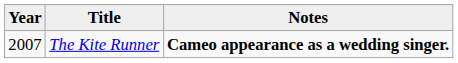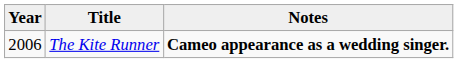(25, 44) 2007 -> (25, 44) 2006
